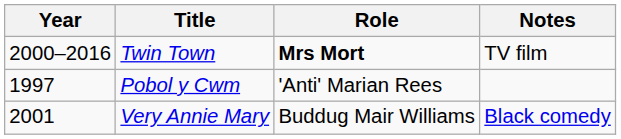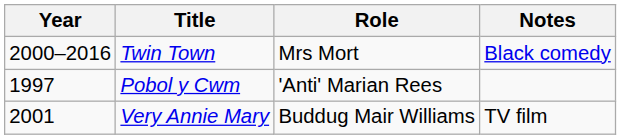(321, 52) bold -> (319, 52) normal
(516, 52) TV film -> (548, 52) Black comedy
(548, 117) Black comedy -> (516, 117) TV film
